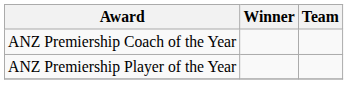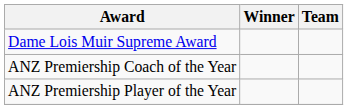+ row: (112, 41)
